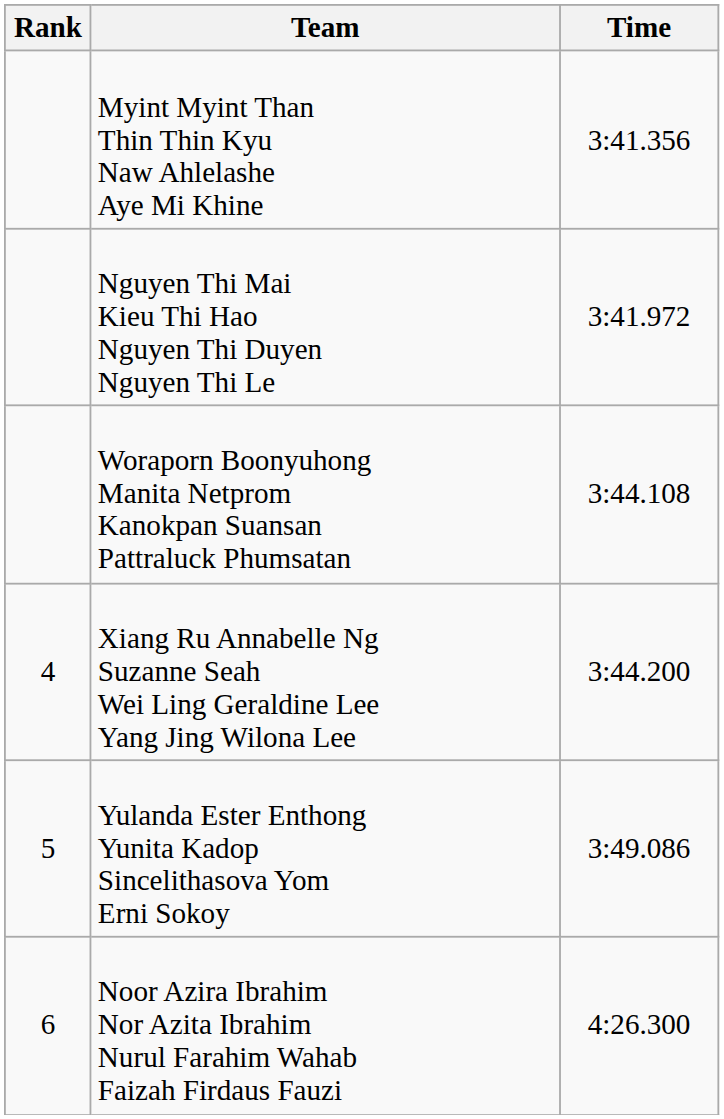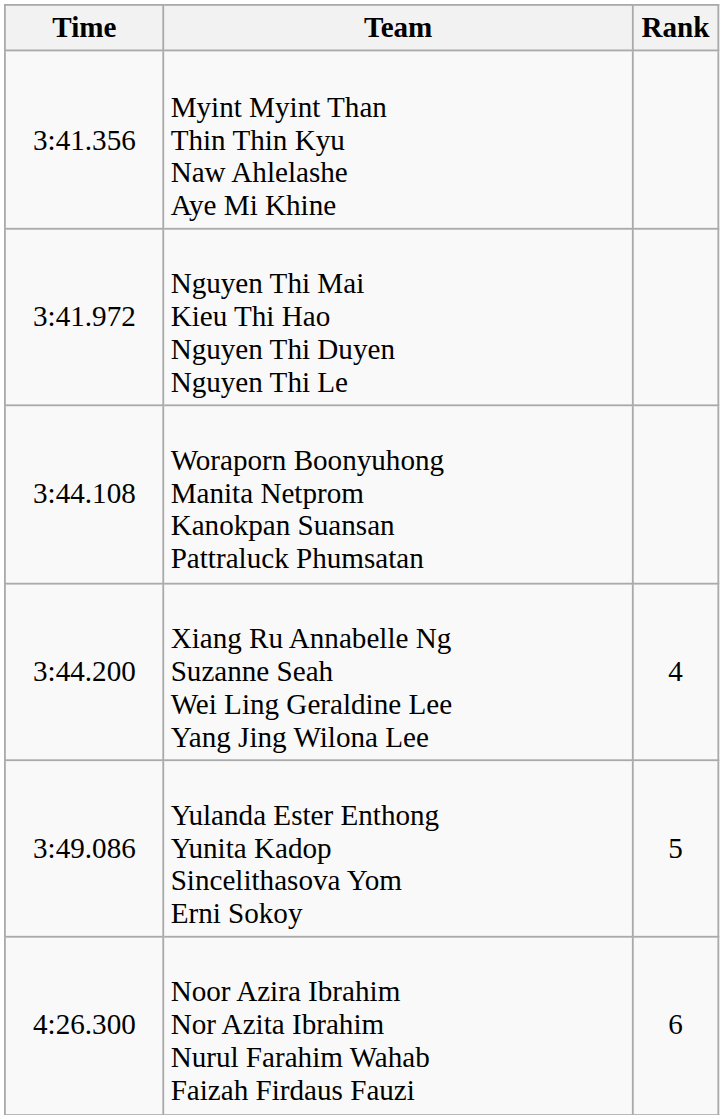columns swapped: (48, 27) <-> (639, 27)
